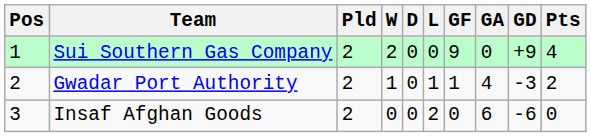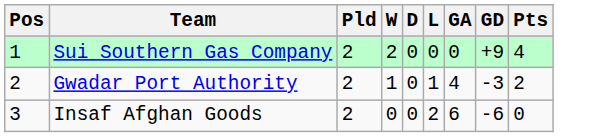- column: (460, 21)
